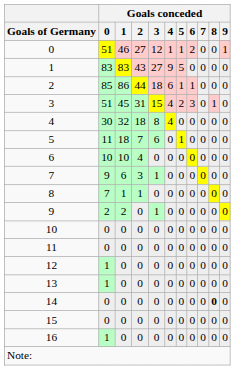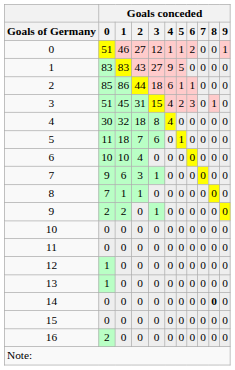(107, 337) 1 -> (107, 337) 2
